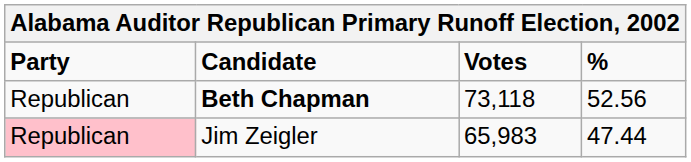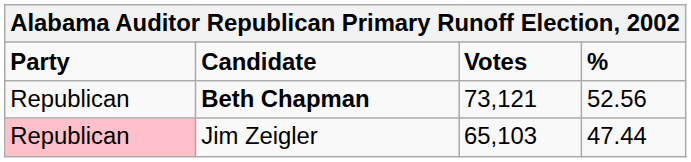(500, 99) 73,118 -> (500, 99) 73,121
(500, 136) 65,983 -> (500, 136) 65,103
